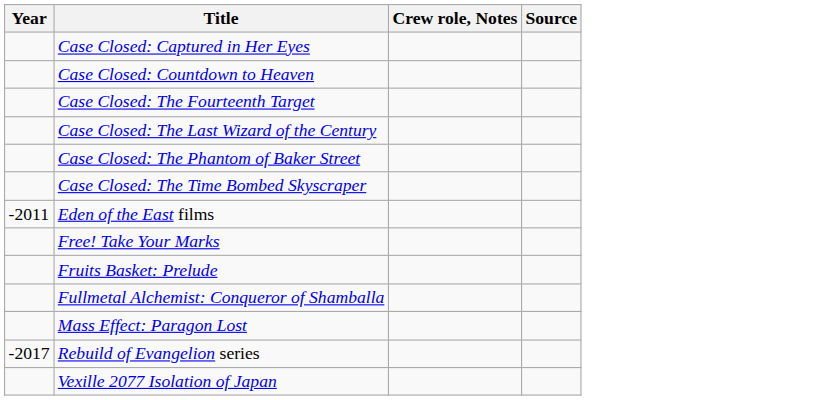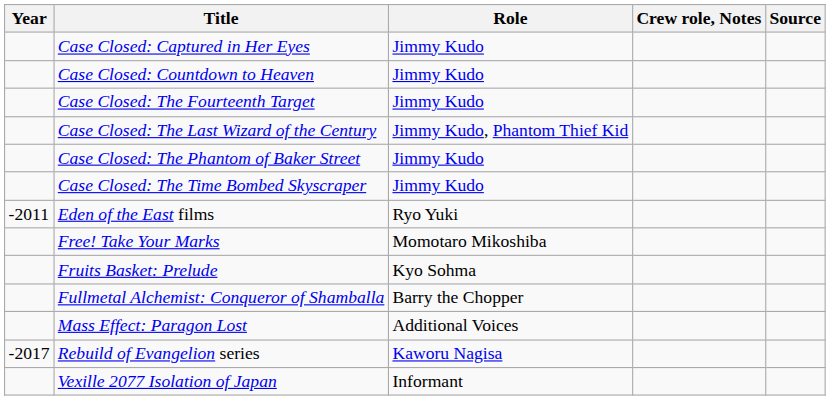+ column: (510, 18)
